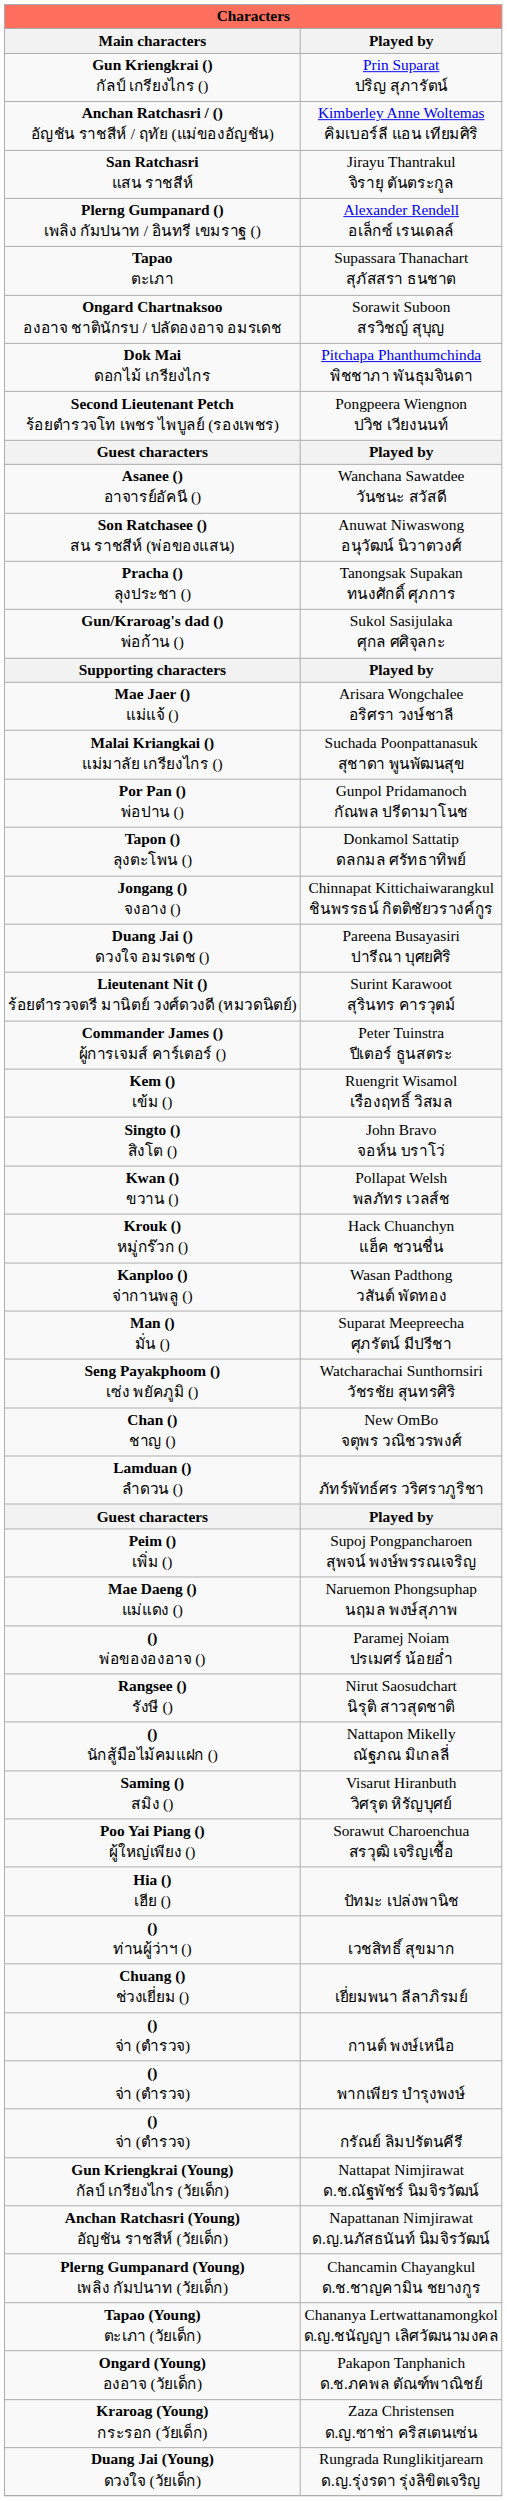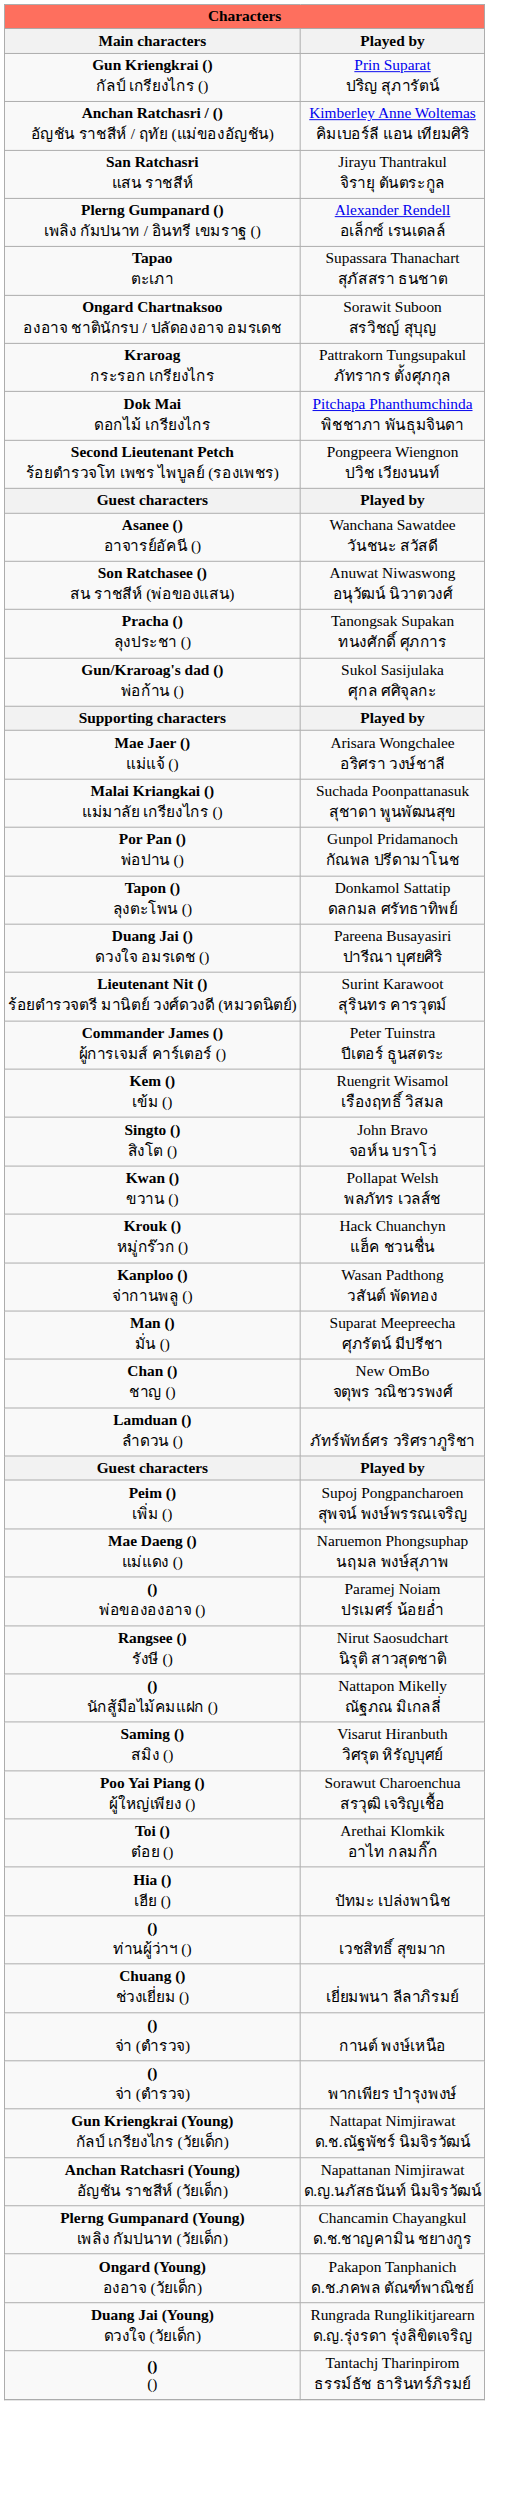+ row: (393, 366)
- row: (401, 898)
- row: (401, 1382)
+ row: (393, 1841)
- row: (401, 2142)
- row: (401, 2325)
- row: (401, 2421)
+ row: (393, 2373)
